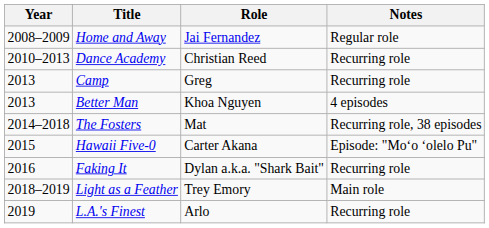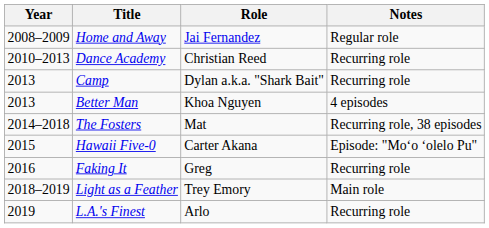(198, 80) Greg -> (254, 80) Dylan a.k.a. "Shark Bait"
(254, 168) Dylan a.k.a. "Shark Bait" -> (198, 168) Greg
